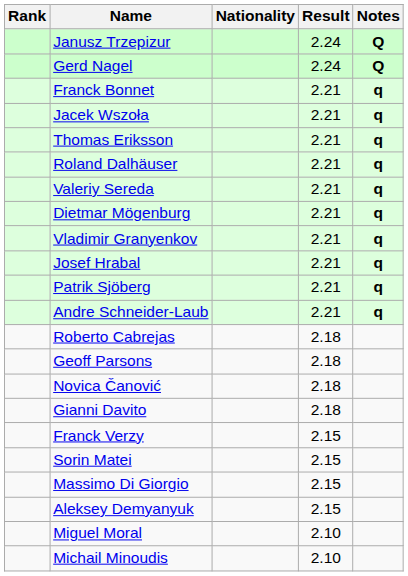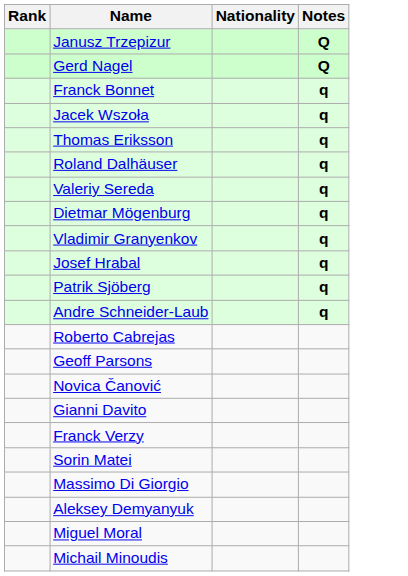- column: (326, 16)
